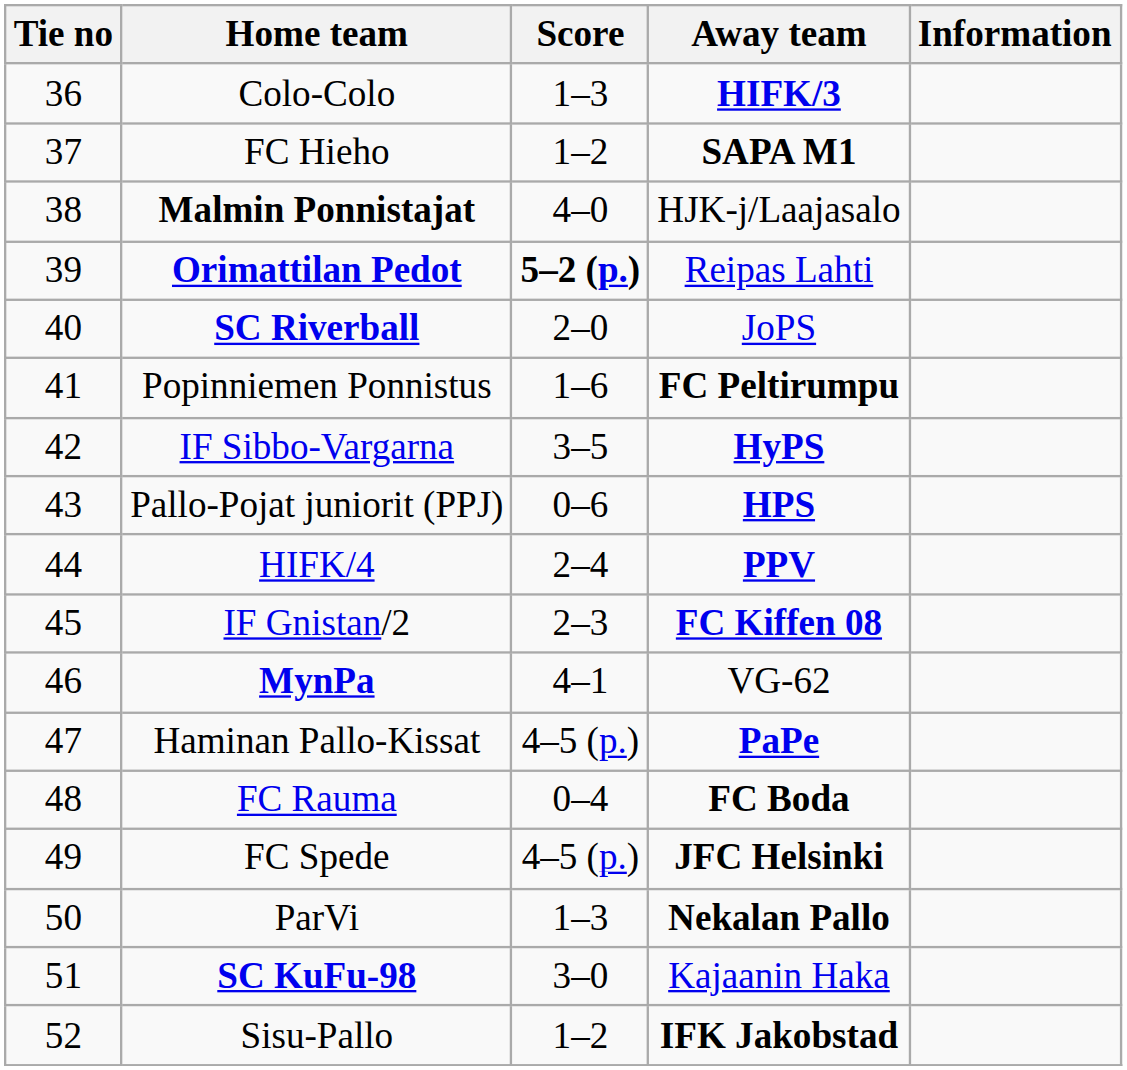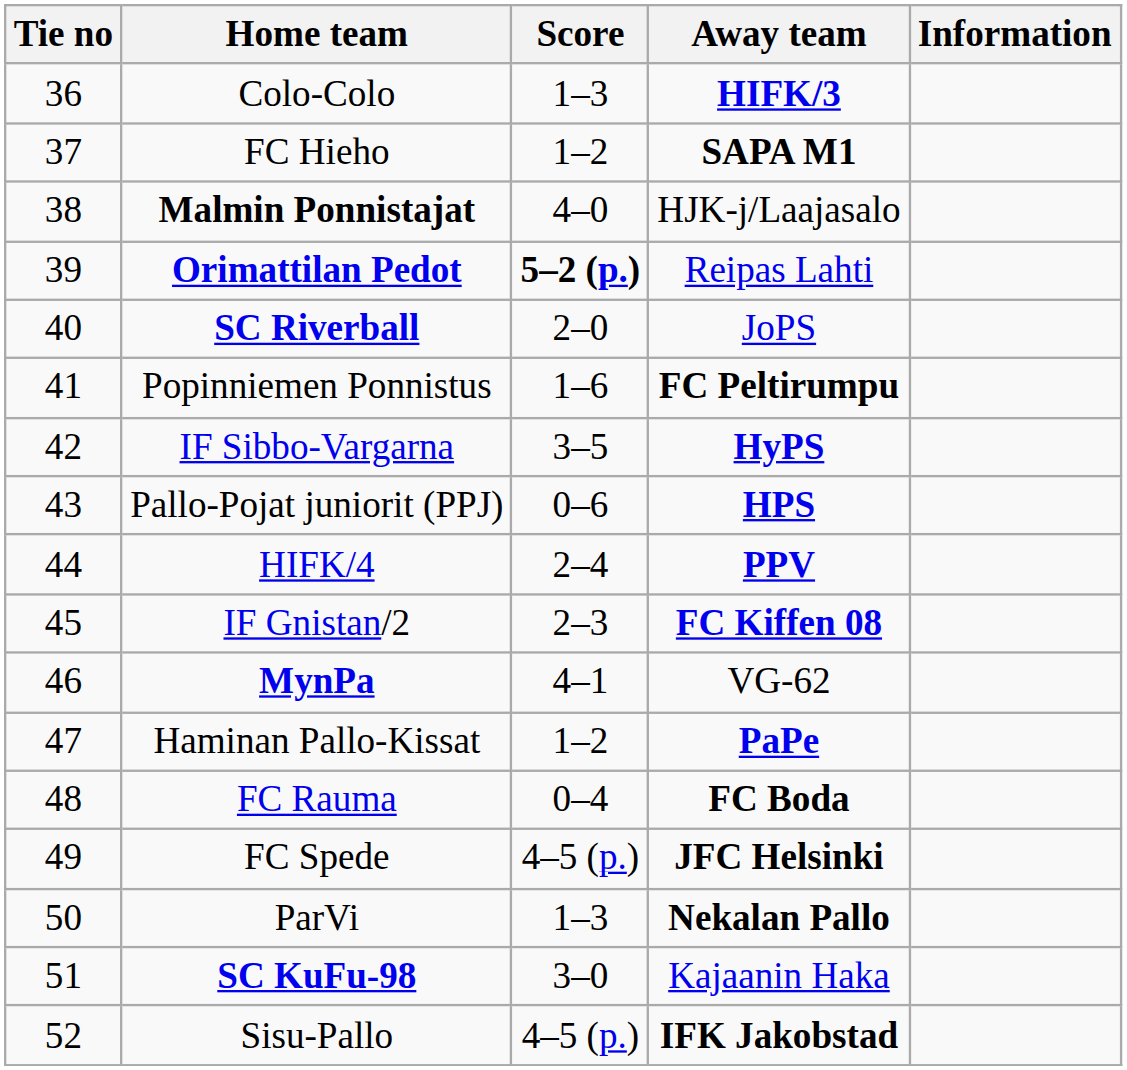(580, 740) 4–5 (p.) -> (580, 740) 1–2
(580, 1034) 1–2 -> (580, 1034) 4–5 (p.)
